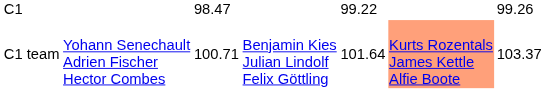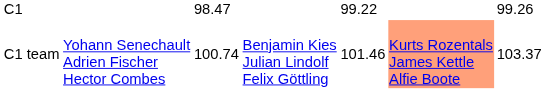(216, 54) 100.71 -> (216, 54) 100.74
(363, 54) 101.64 -> (363, 54) 101.46
